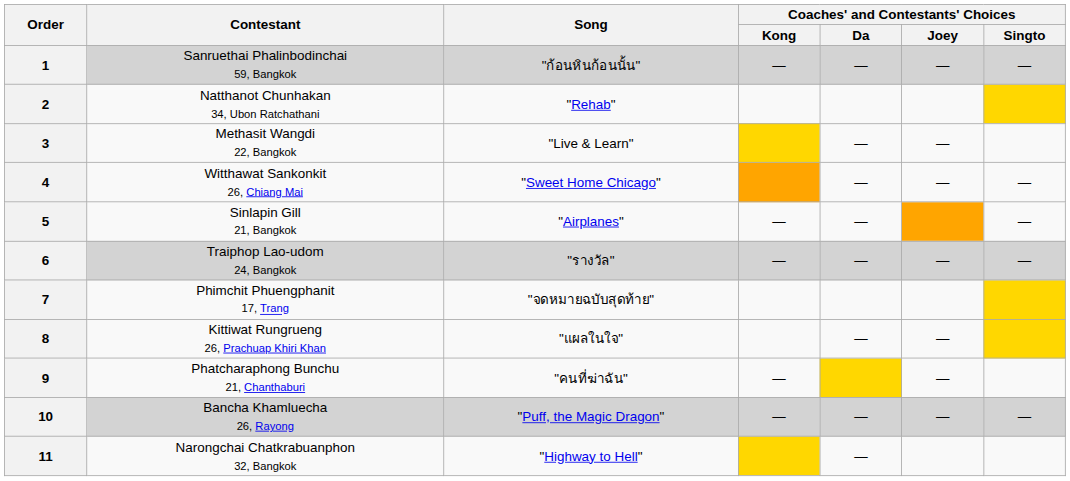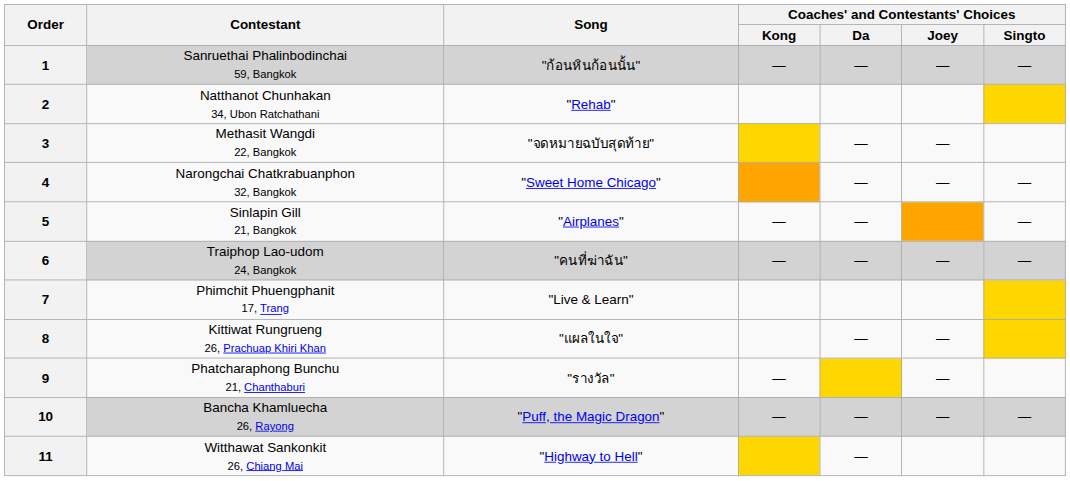(591, 143) "Live & Learn" -> (591, 143) "จดหมายฉบับสุดท้าย"
(265, 182) Witthawat Sankonkit 26, Chiang Mai -> (265, 182) Narongchai Chatkrabuanphon 32, Bangkok
(591, 260) "รางวัล" -> (591, 260) "คนที่ฆ่าฉัน"
(591, 300) "จดหมายฉบับสุดท้าย" -> (591, 300) "Live & Learn"
(591, 378) "คนที่ฆ่าฉัน" -> (591, 378) "รางวัล"
(265, 456) Narongchai Chatkrabuanphon 32, Bangkok -> (265, 456) Witthawat Sankonkit 26, Chiang Mai
